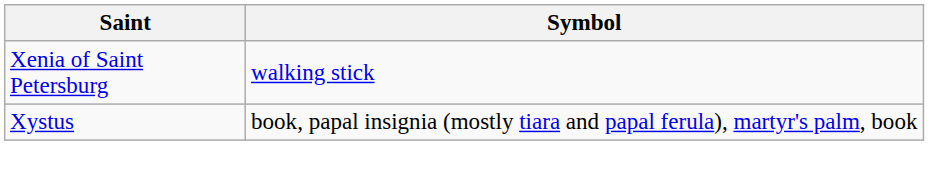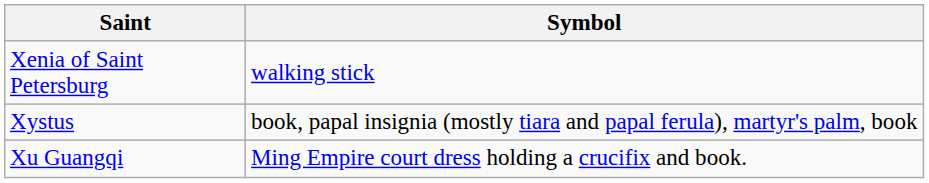+ row: (67, 158)
